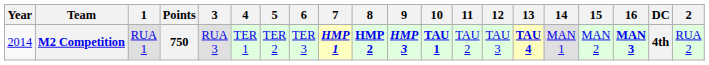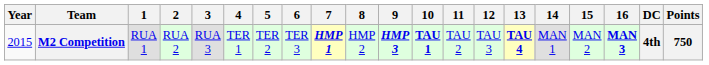columns swapped: (688, 14) <-> (179, 14)
(20, 42) 2014 -> (20, 42) 2015
(370, 42) bold -> (362, 42) normal
